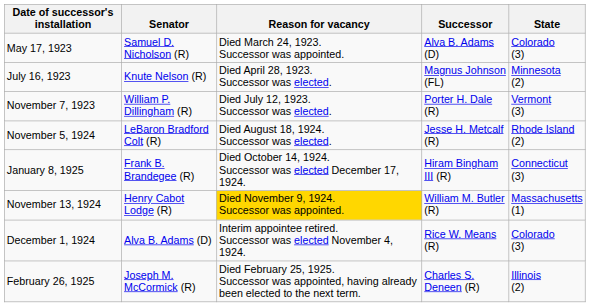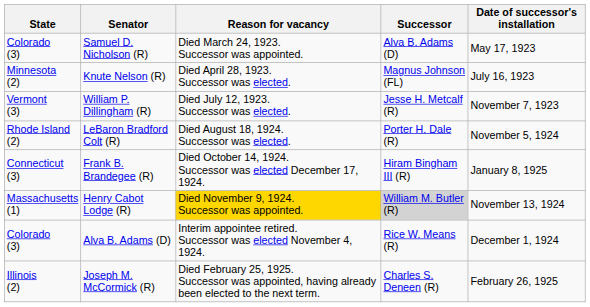columns swapped: (547, 25) <-> (63, 19)
(458, 106) Porter H. Dale (R) -> (423, 106) Jesse H. Metcalf (R)
(464, 135) Jesse H. Metcalf (R) -> (417, 135) Porter H. Dale (R)
(464, 205) no background -> (424, 205) lightgrey background
